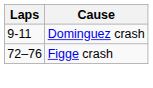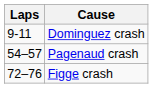+ row: (93, 54)
